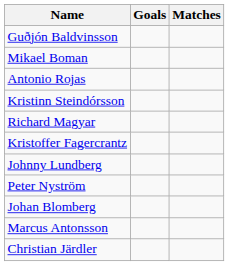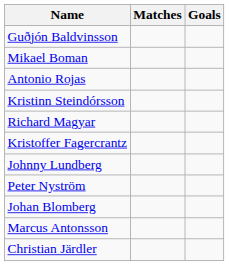columns swapped: (197, 15) <-> (150, 15)
